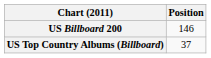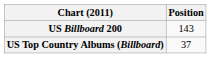(186, 28) 146 -> (186, 28) 143
